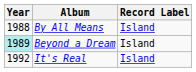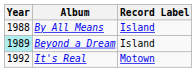(137, 59) Island -> (137, 59) Motown
